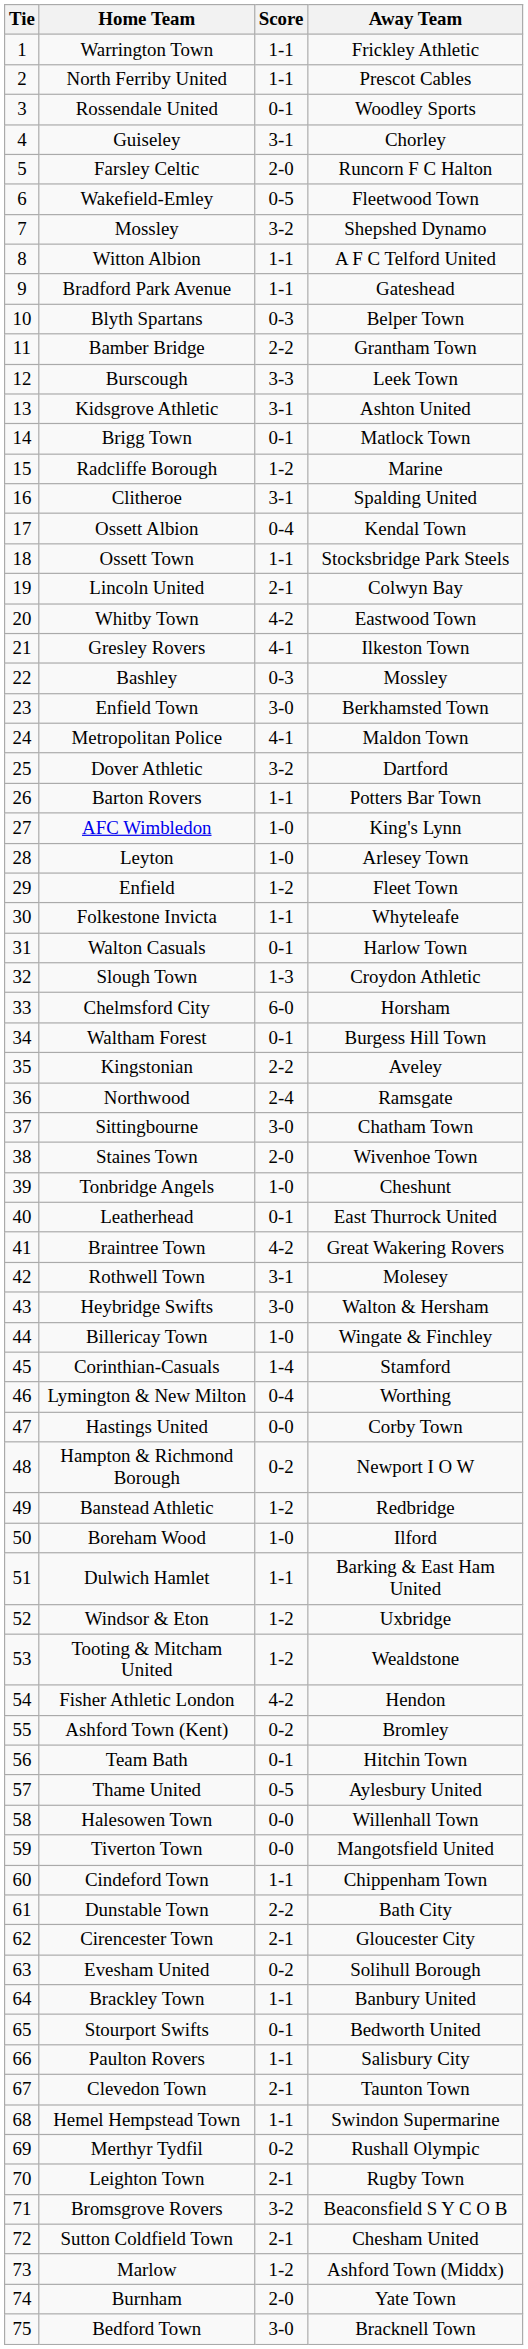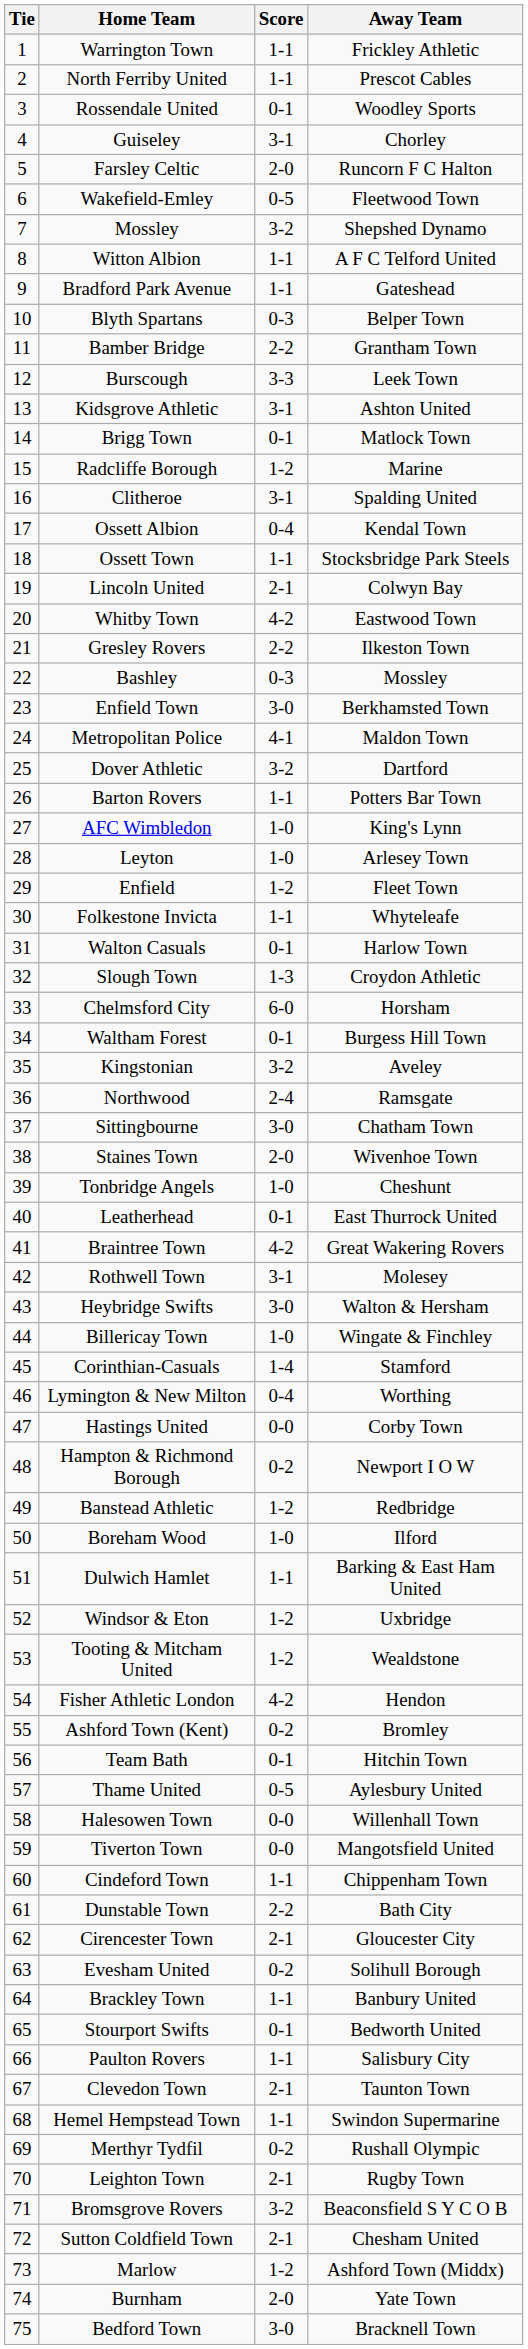(281, 648) 4-1 -> (281, 648) 2-2
(281, 1067) 2-2 -> (281, 1067) 3-2
